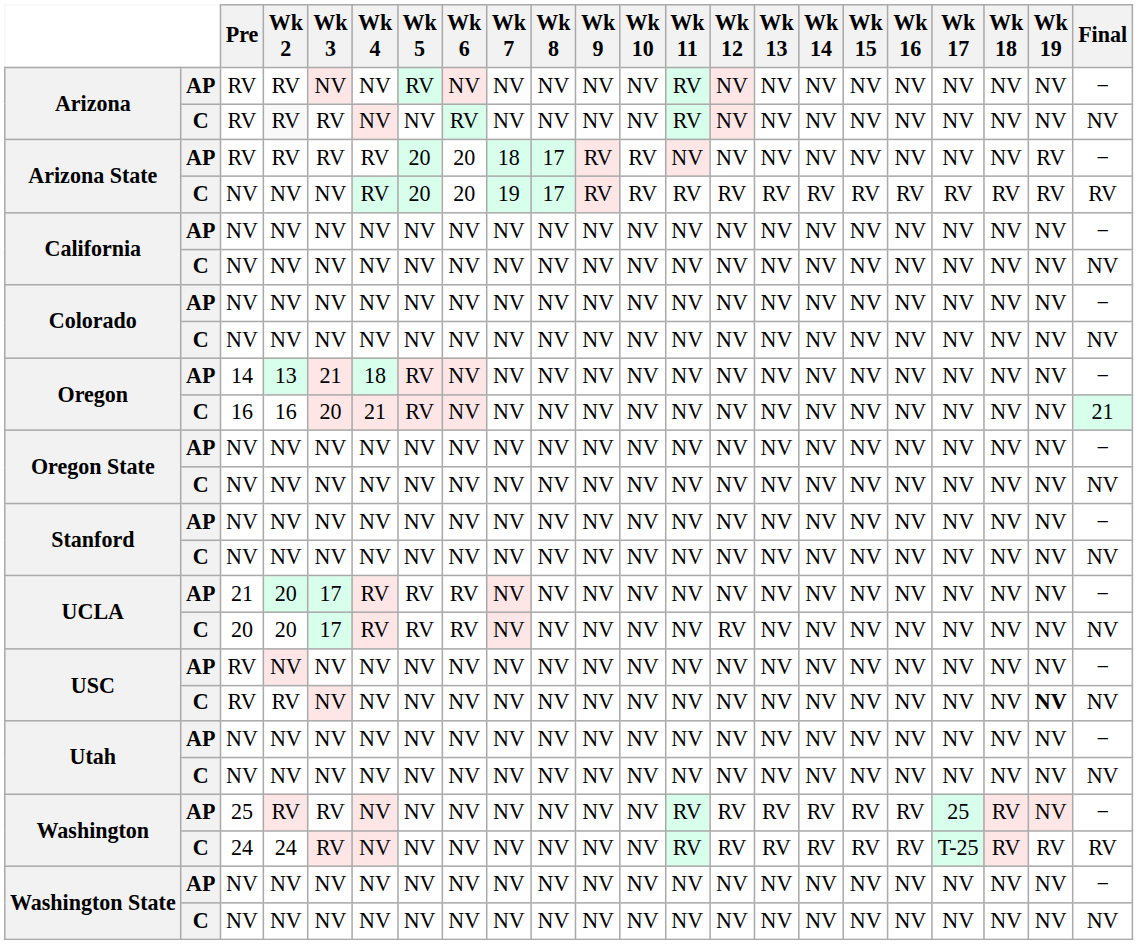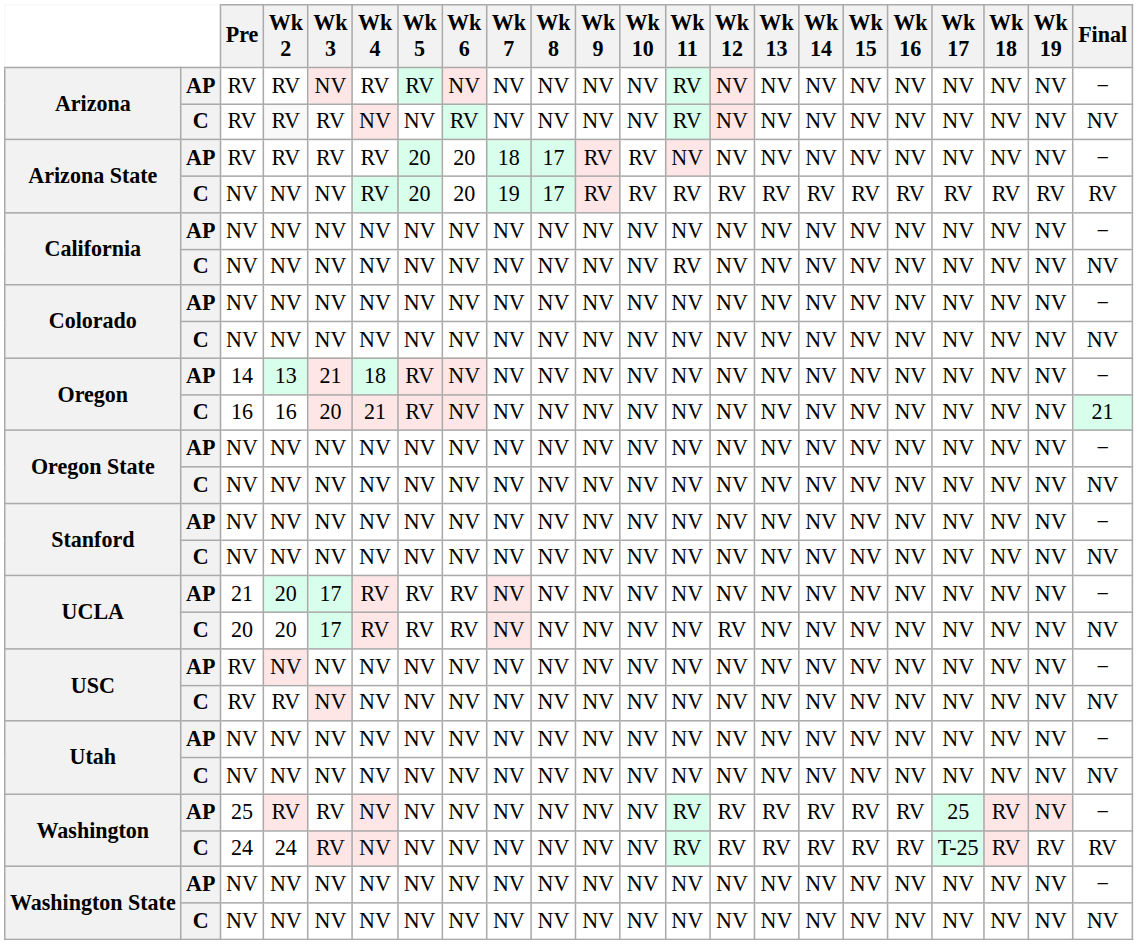(375, 85) NV -> (375, 85) RV
(1051, 158) RV -> (1051, 158) NV
(687, 267) NV -> (687, 267) RV
(1051, 703) bold -> (1051, 703) normal
